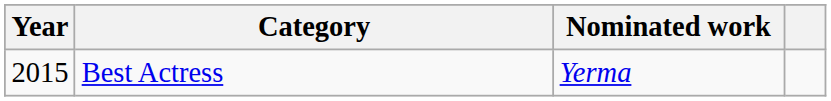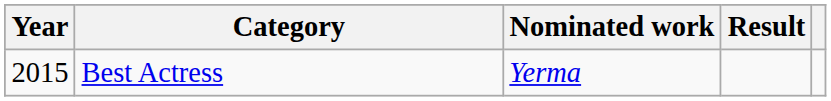+ column: (767, 27)
